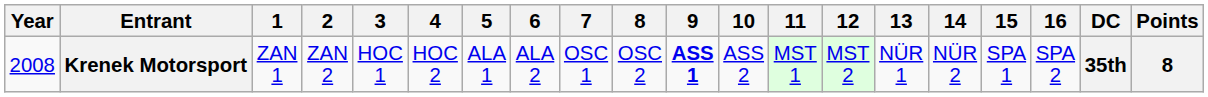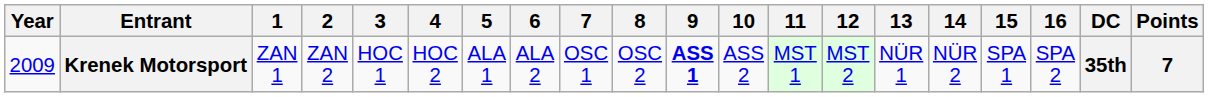(32, 64) 2008 -> (32, 64) 2009
(1167, 64) 8 -> (1167, 64) 7
